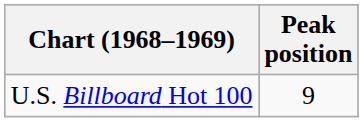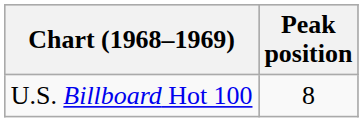(308, 95) 9 -> (308, 95) 8
